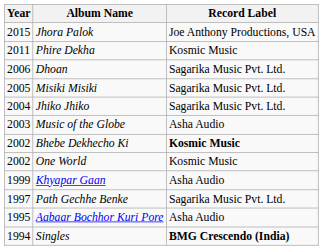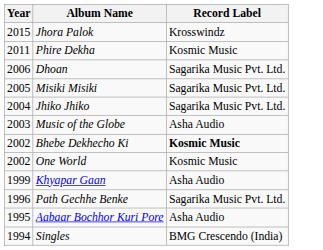(242, 32) Joe Anthony Productions, USA -> (197, 32) Krosswindz
(19, 198) 1997 -> (19, 198) 1996
(229, 236) bold -> (226, 236) normal
